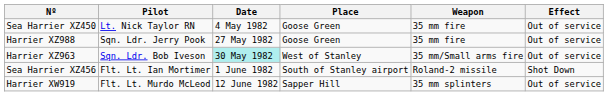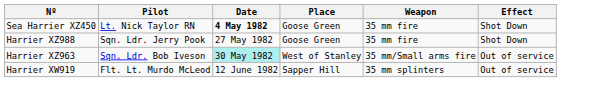(241, 26) normal -> (241, 26) bold
(564, 26) Out of service -> (504, 26) Shot Down
(564, 41) Out of service -> (504, 41) Shot Down
- row: (51, 70)
